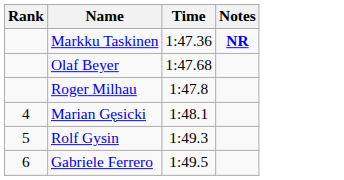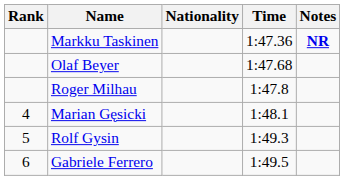+ column: (202, 16)
